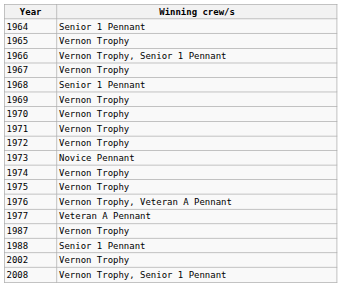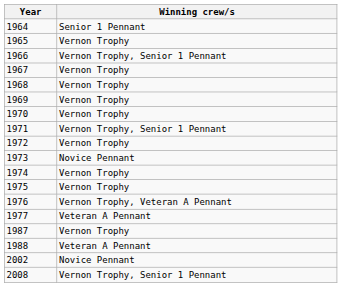(102, 85) Senior 1 Pennant -> (94, 85) Vernon Trophy
(94, 129) Vernon Trophy -> (143, 129) Vernon Trophy, Senior 1 Pennant
(102, 246) Senior 1 Pennant -> (105, 246) Veteran A Pennant
(94, 260) Vernon Trophy -> (97, 260) Novice Pennant
